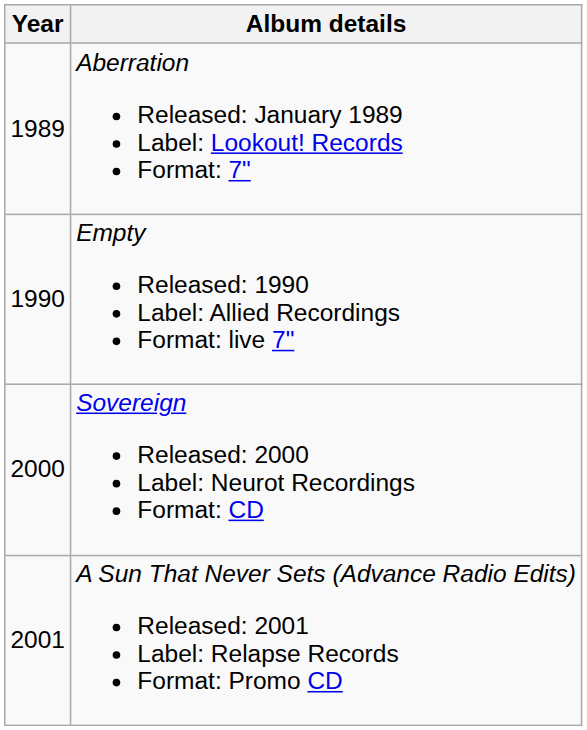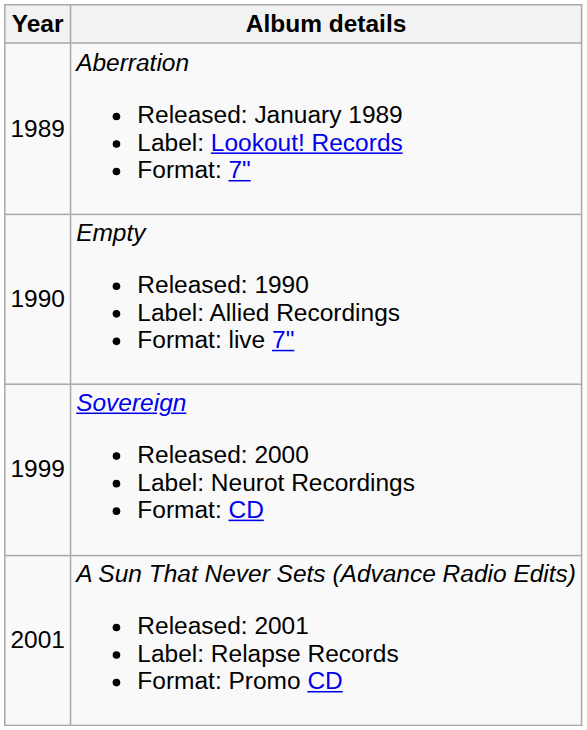(38, 469) 2000 -> (38, 469) 1999
